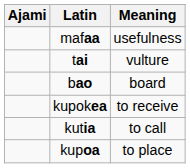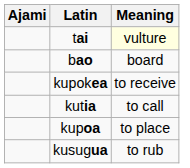- row: (80, 38)
(148, 60) no background -> (145, 38) lightyellow background
+ row: (80, 151)
